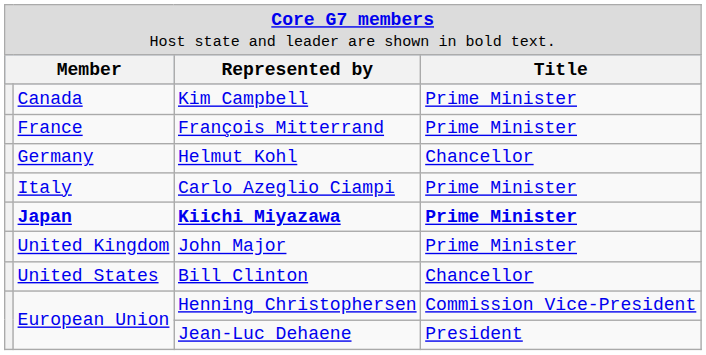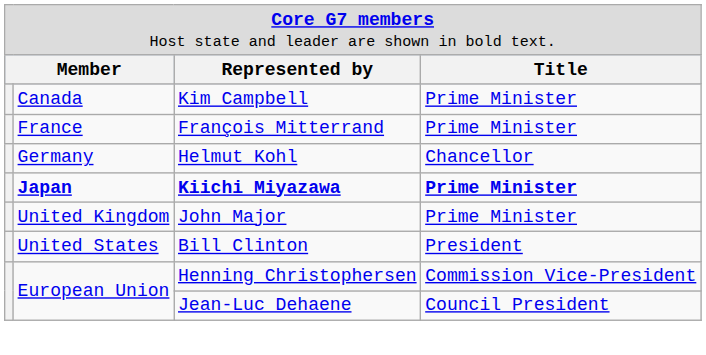- row: (286, 188)
(479, 276) Chancellor -> (474, 246) President
(474, 335) President -> (517, 305) Council President
